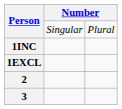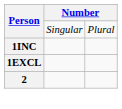- row: (24, 96)
